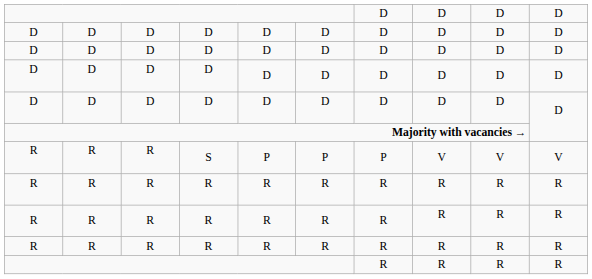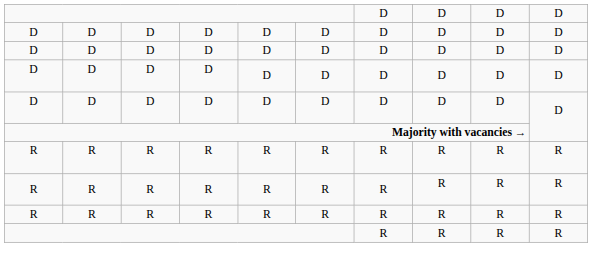- row: (34, 151)
